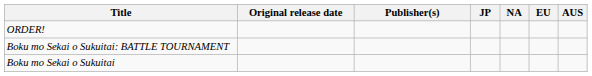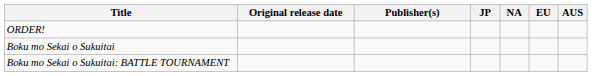rows swapped: (61, 63) <-> (118, 46)
